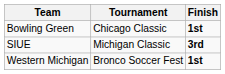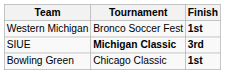rows swapped: (40, 28) <-> (48, 61)
(132, 45) normal -> (135, 45) bold
